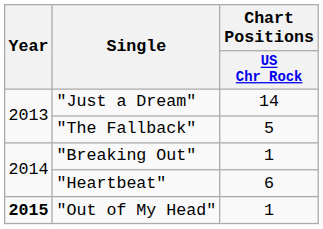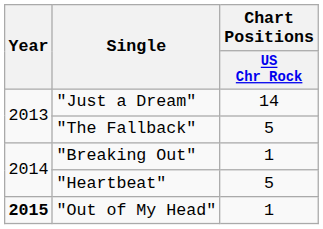(269, 183) 6 -> (269, 183) 5
